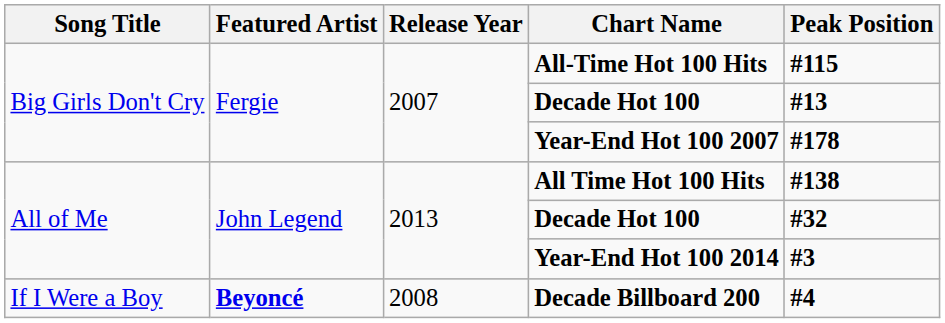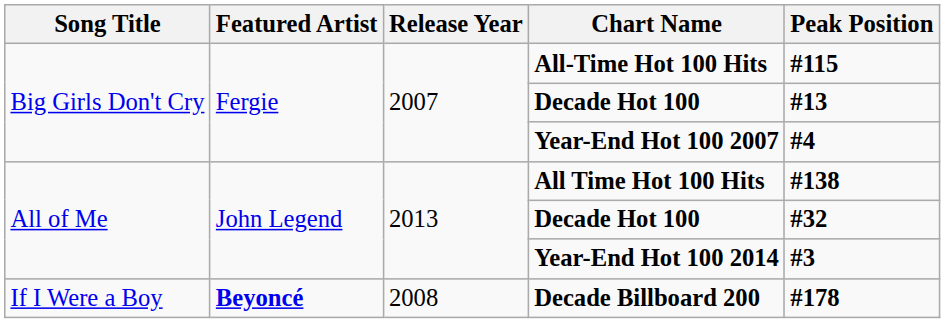(815, 141) #178 -> (803, 141) #4
(803, 297) #4 -> (815, 297) #178
